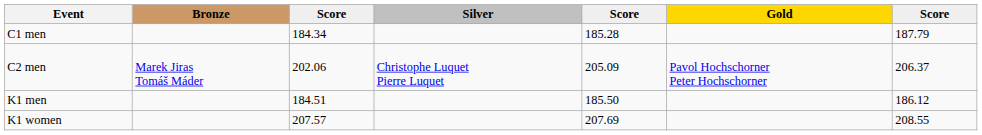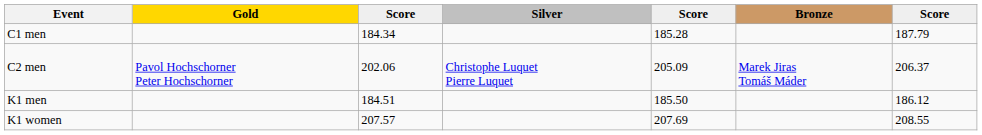columns swapped: (780, 14) <-> (211, 14)
